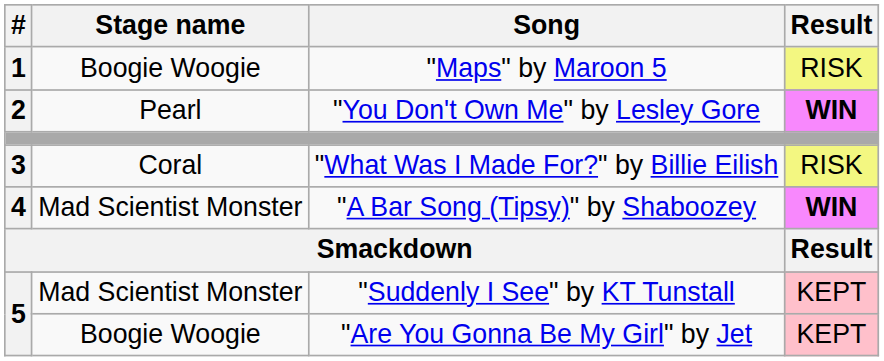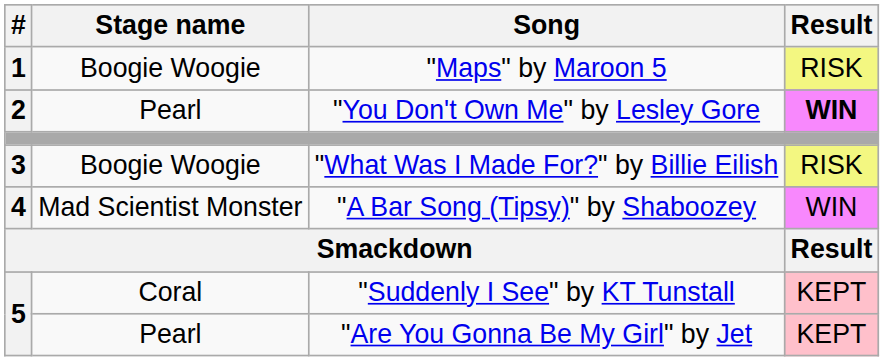(170, 165) Coral -> (170, 165) Boogie Woogie
(831, 207) bold -> (831, 207) normal
(170, 292) Mad Scientist Monster -> (170, 292) Coral
(170, 334) Boogie Woogie -> (170, 334) Pearl
